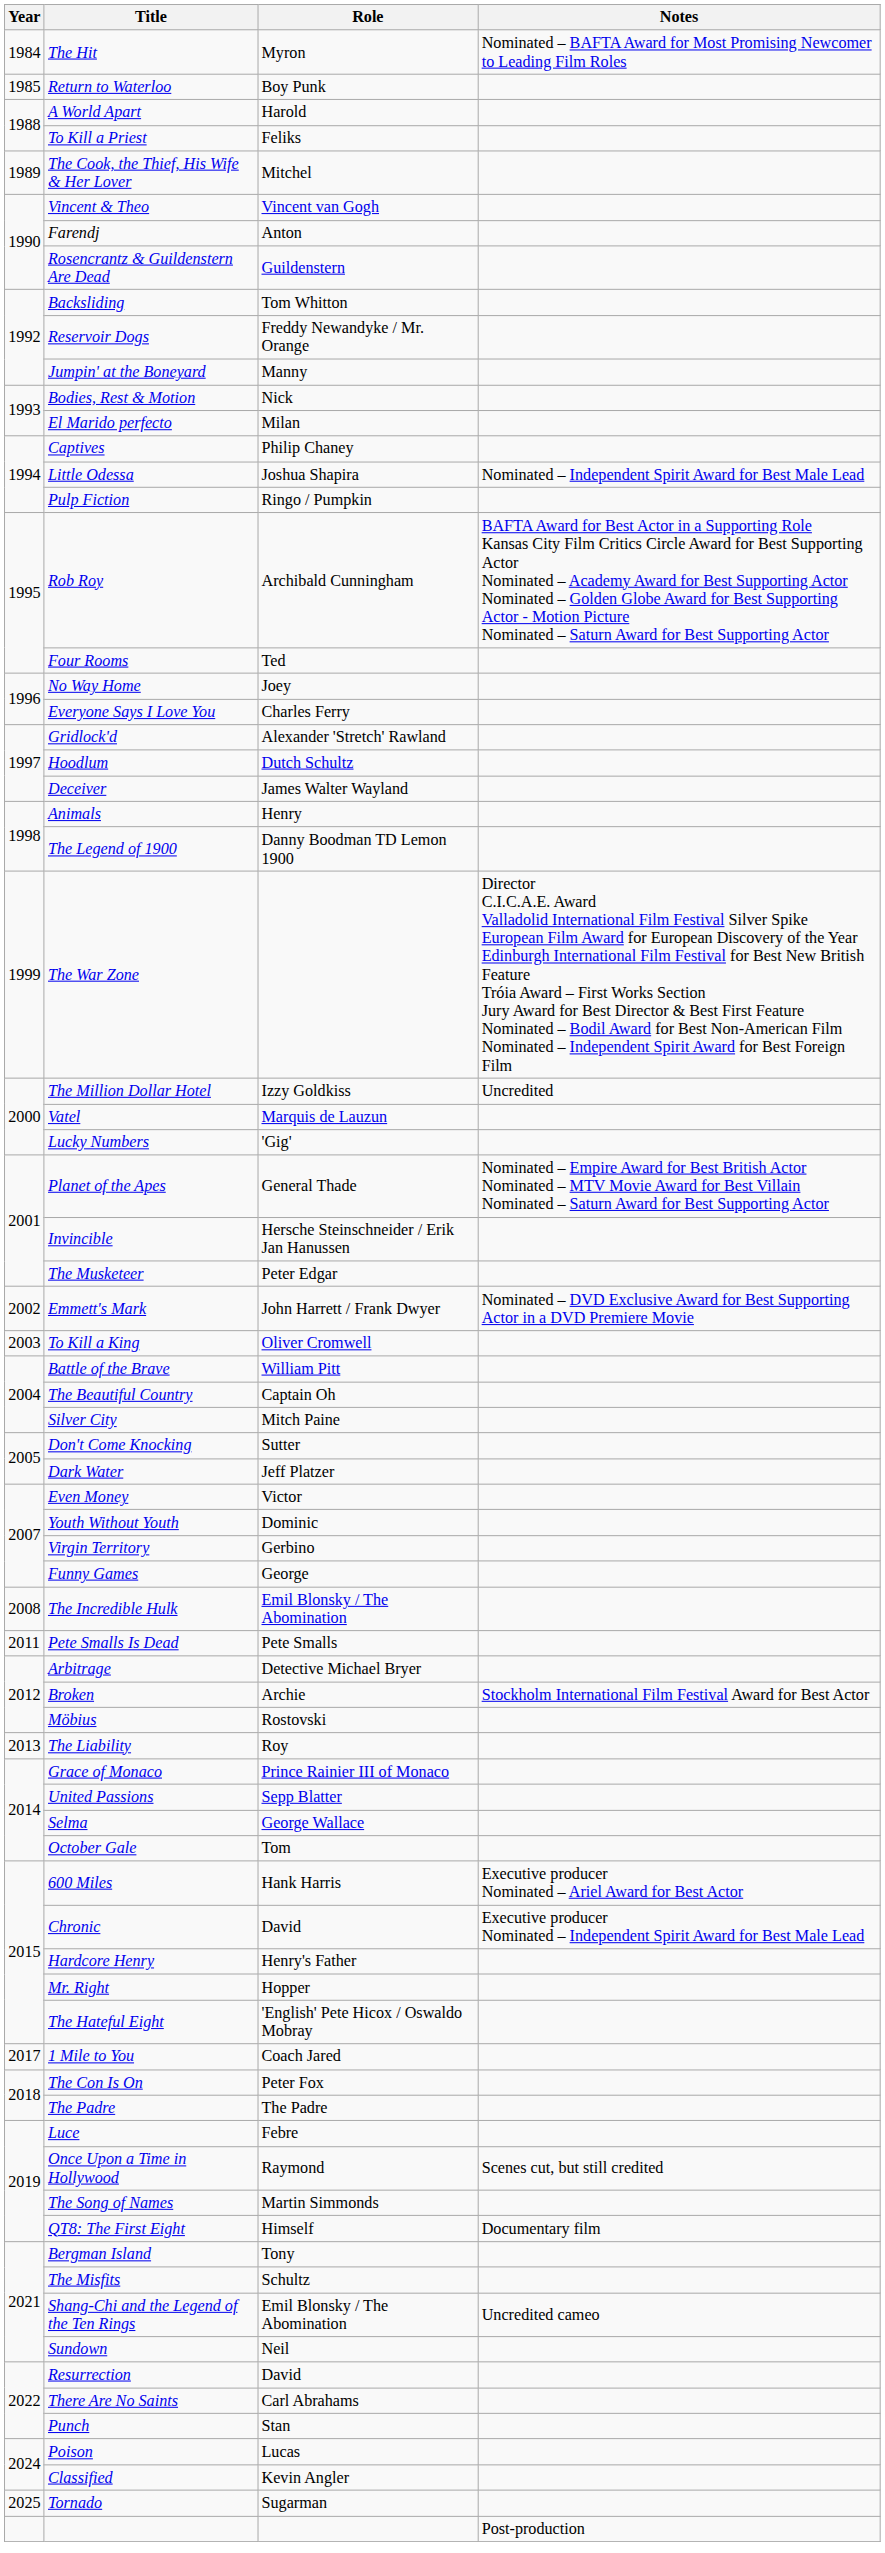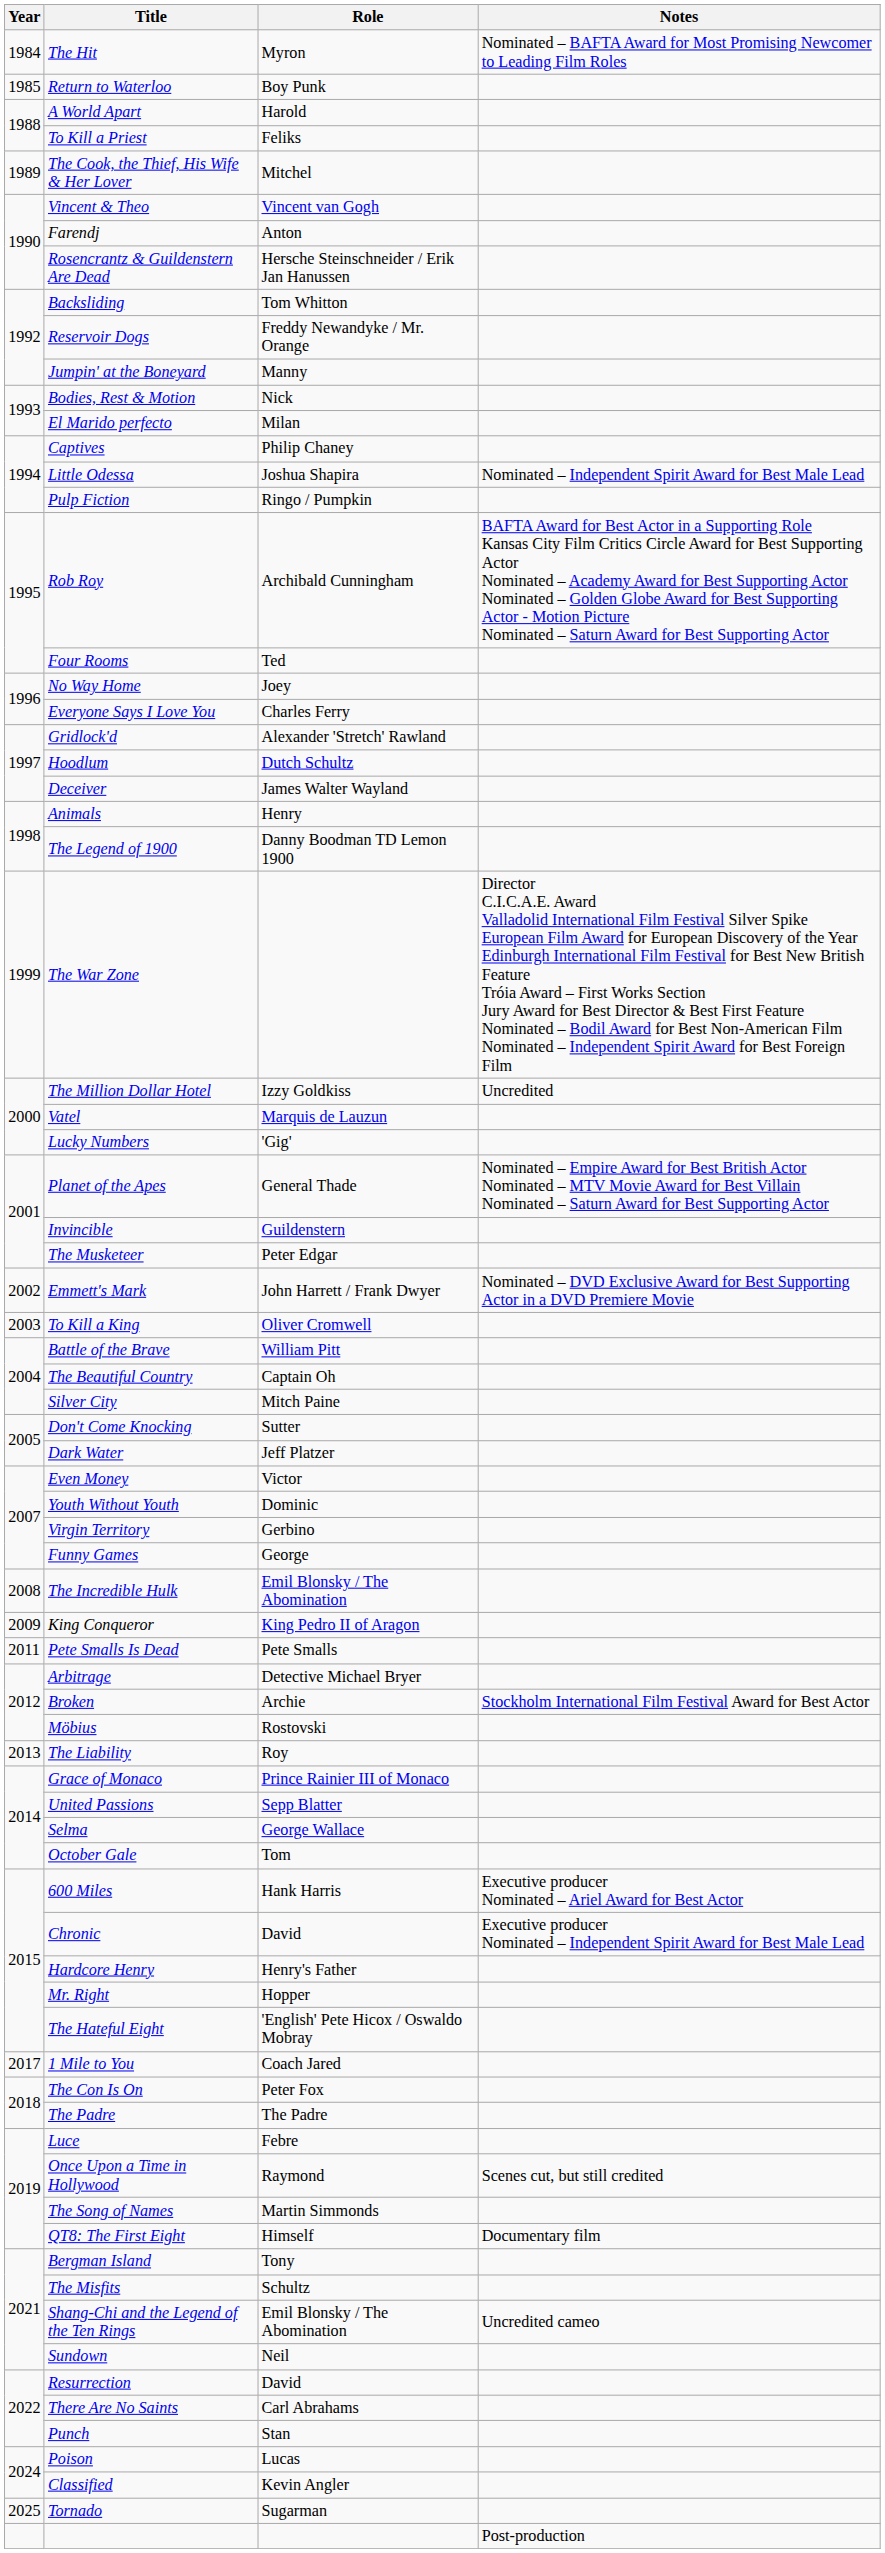(303, 267) Guildenstern -> (358, 267) Hersche Steinschneider / Erik Jan Hanussen
(358, 1239) Hersche Steinschneider / Erik Jan Hanussen -> (303, 1229) Guildenstern
+ row: (101, 1625)
